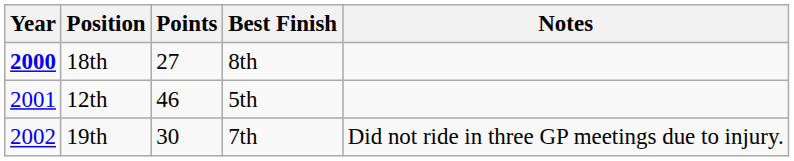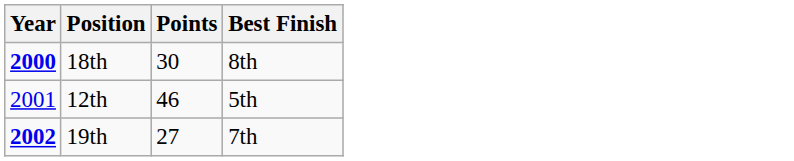- column: (566, 23)
(168, 61) 27 -> (168, 61) 30
(33, 137) normal -> (33, 137) bold
(168, 137) 30 -> (168, 137) 27
